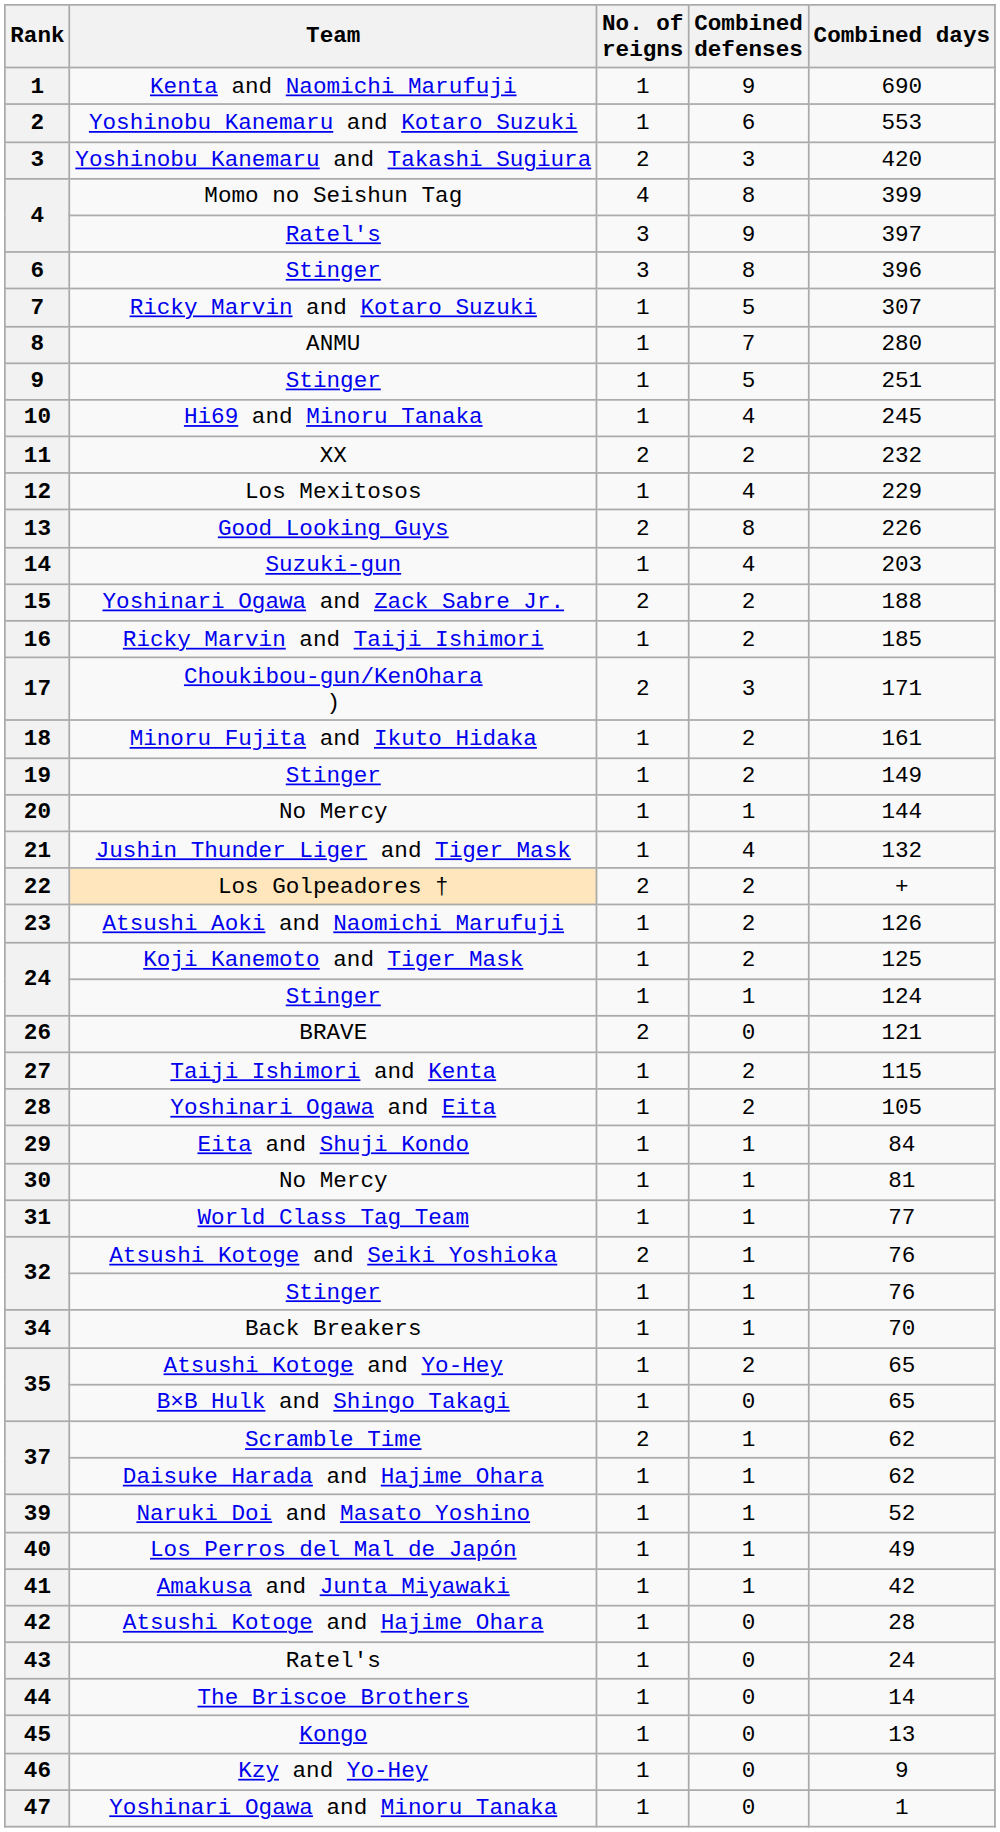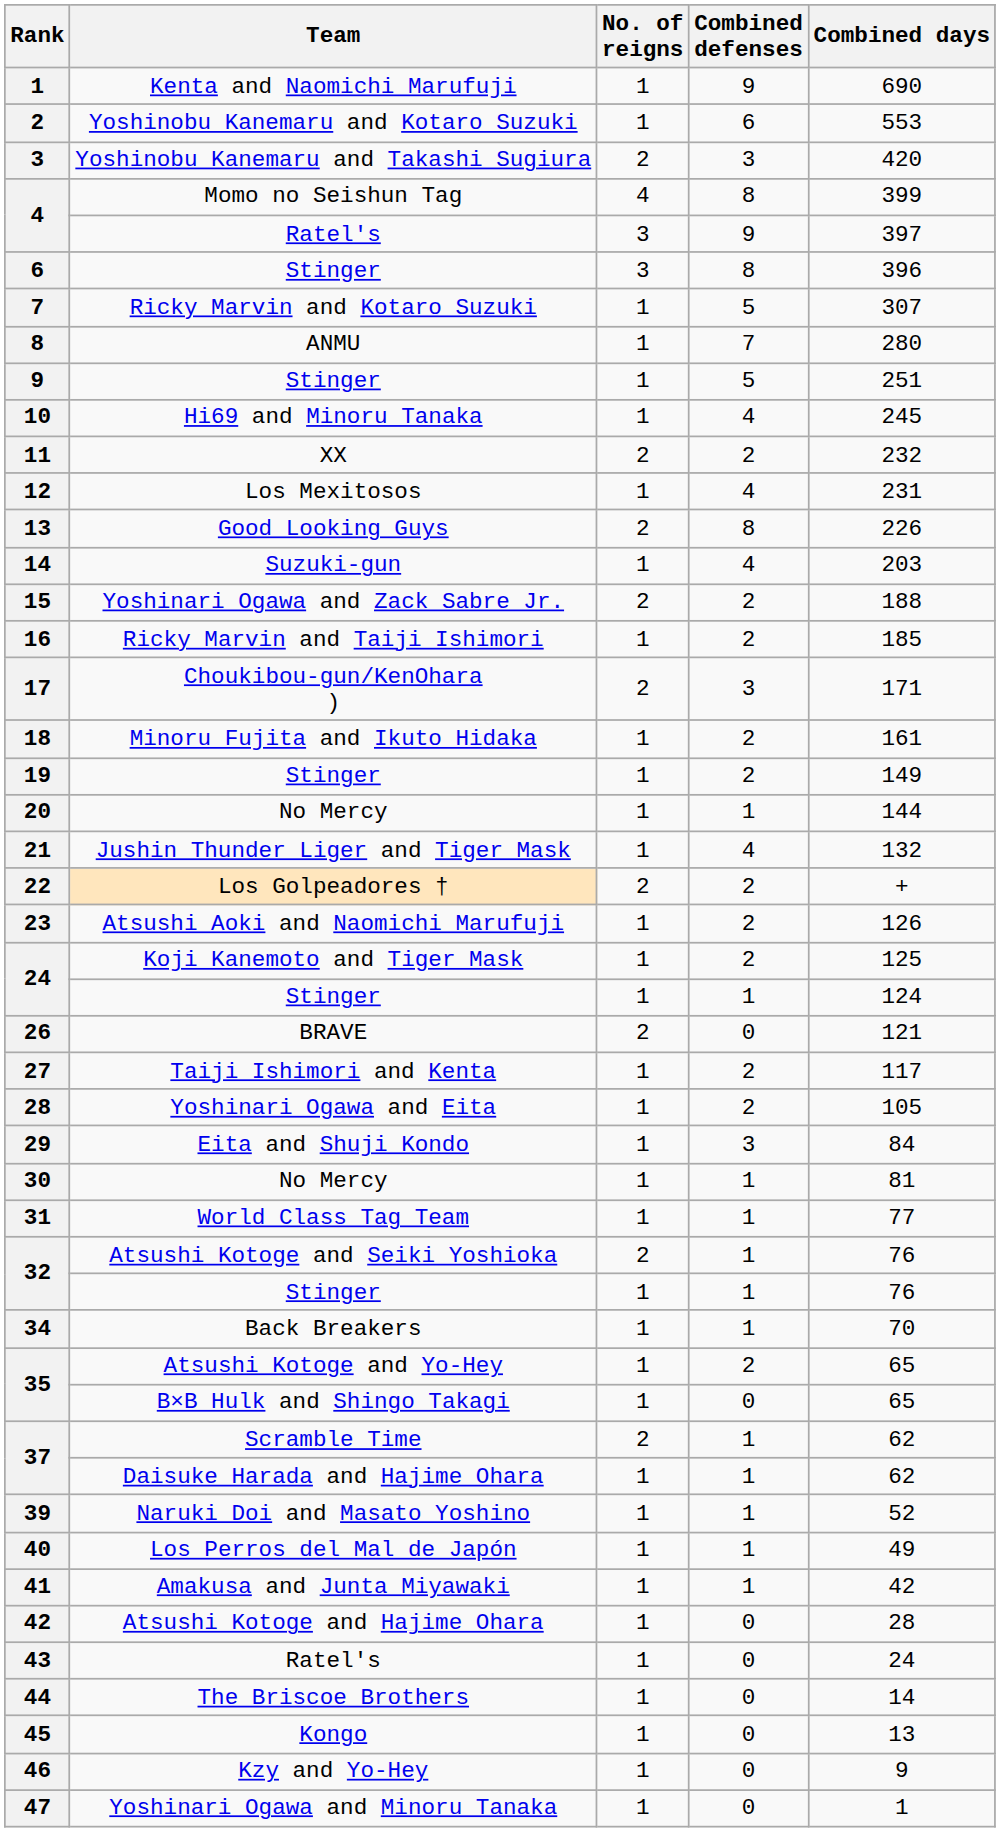(902, 492) 229 -> (902, 492) 231
(902, 1071) 115 -> (902, 1071) 117
(749, 1145) 1 -> (749, 1145) 3
